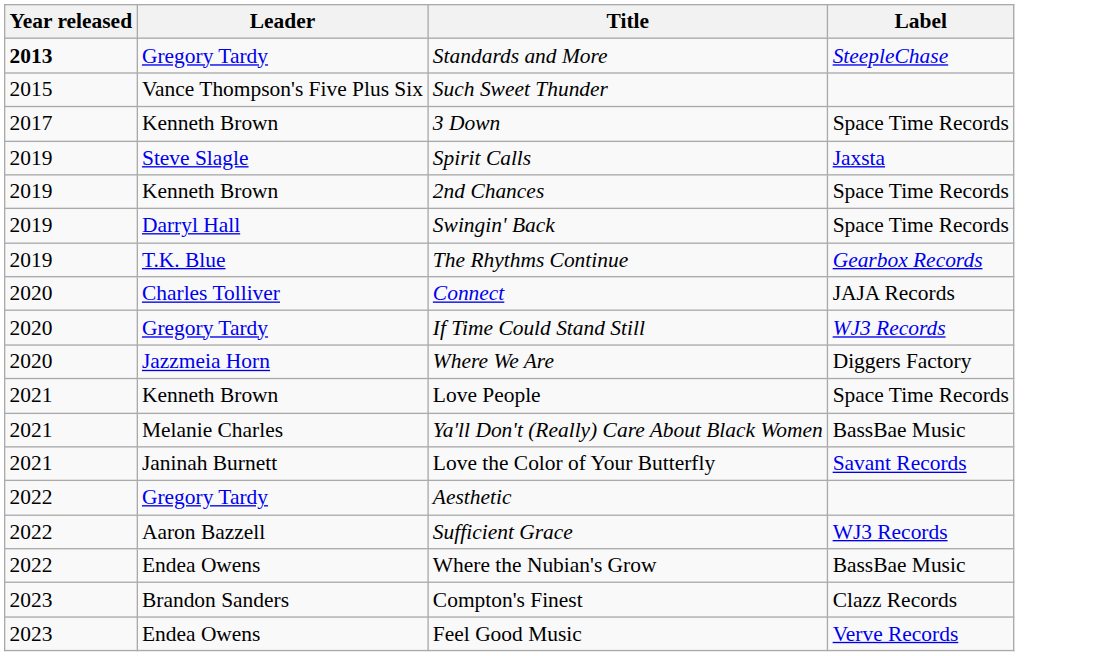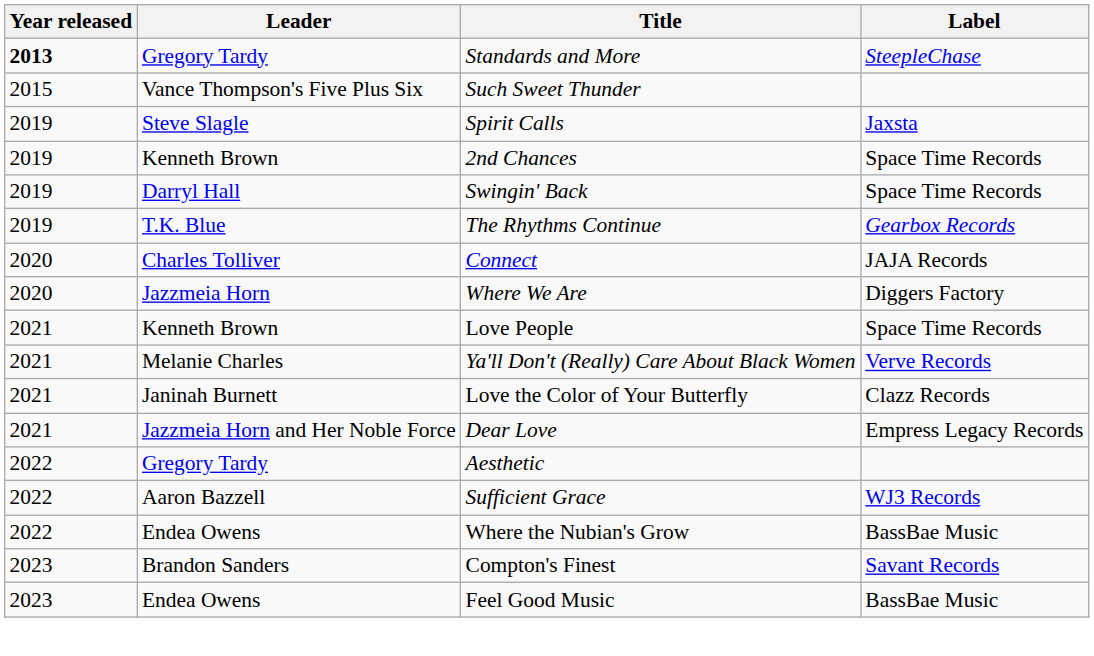- row: (467, 123)
- row: (539, 327)
(899, 429) BassBae Music -> (928, 361) Verve Records
(900, 463) Savant Records -> (928, 395) Clazz Records
+ row: (511, 429)
(895, 599) Clazz Records -> (932, 565) Savant Records
(895, 633) Verve Records -> (932, 599) BassBae Music
